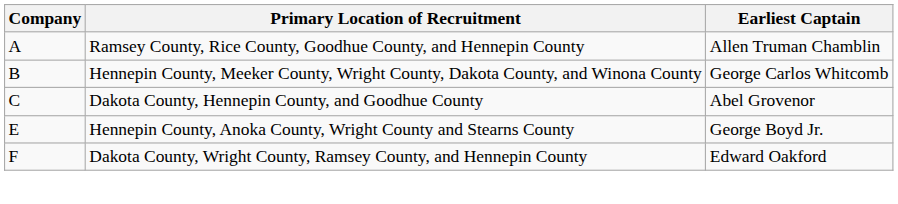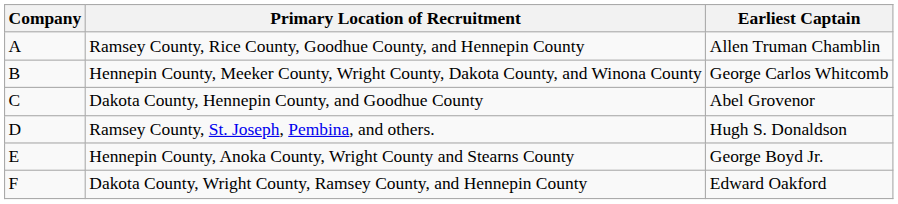+ row: (262, 128)
